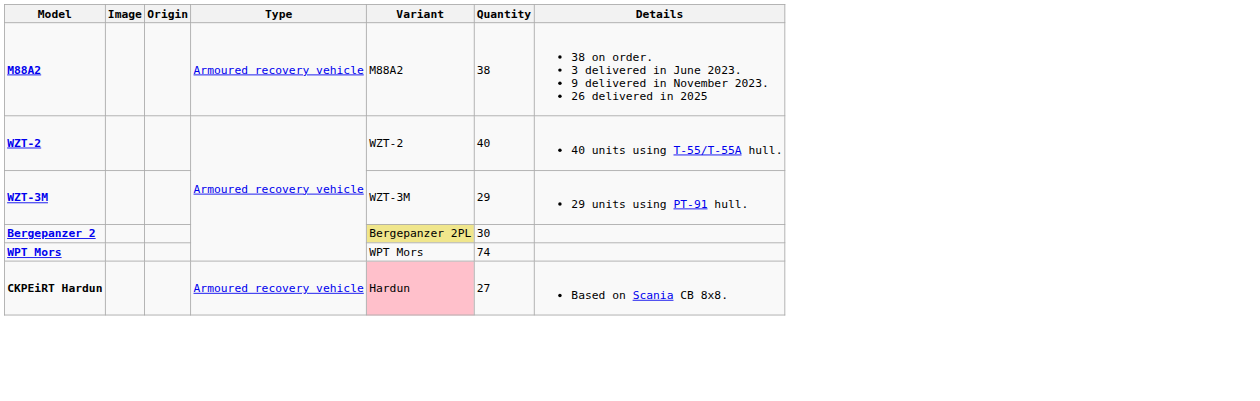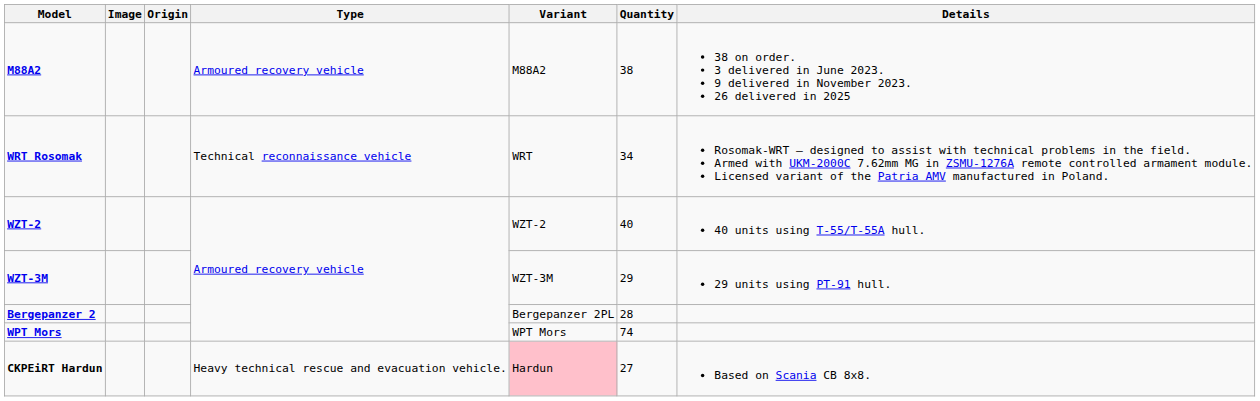+ row: (45, 156)
(420, 234) khaki background -> (563, 314) no background
(483, 234) 30 -> (626, 314) 28
(279, 288) Armoured recovery vehicle -> (350, 368) Heavy technical rescue and evacuation vehicle.
